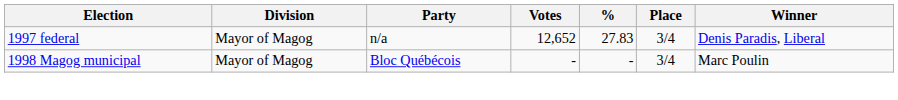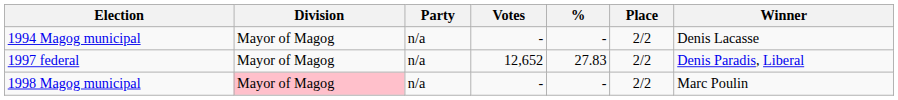+ row: (74, 38)
(666, 38) 3/4 -> (642, 60) 2/2
(264, 60) no background -> (286, 83) pink background
(415, 60) Bloc Québécois -> (417, 83) n/a
(666, 60) 3/4 -> (642, 83) 2/2
